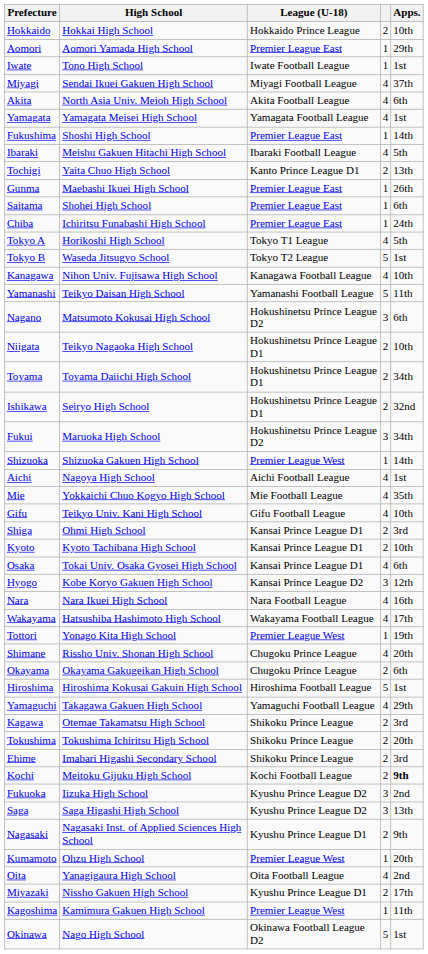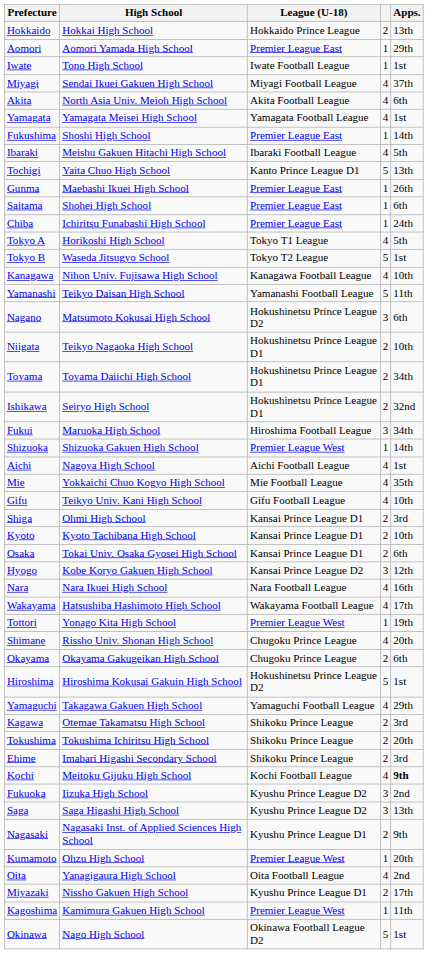(403, 30) 10th -> (403, 30) 13th
(385, 170) 2 -> (385, 170) 5
(314, 436) Hokushinetsu Prince League D2 -> (311, 430) Hiroshima Football League
(385, 565) 4 -> (385, 553) 2
(311, 688) Hiroshima Football League -> (314, 681) Hokushinetsu Prince League D2
(385, 775) 2 -> (385, 775) 4
